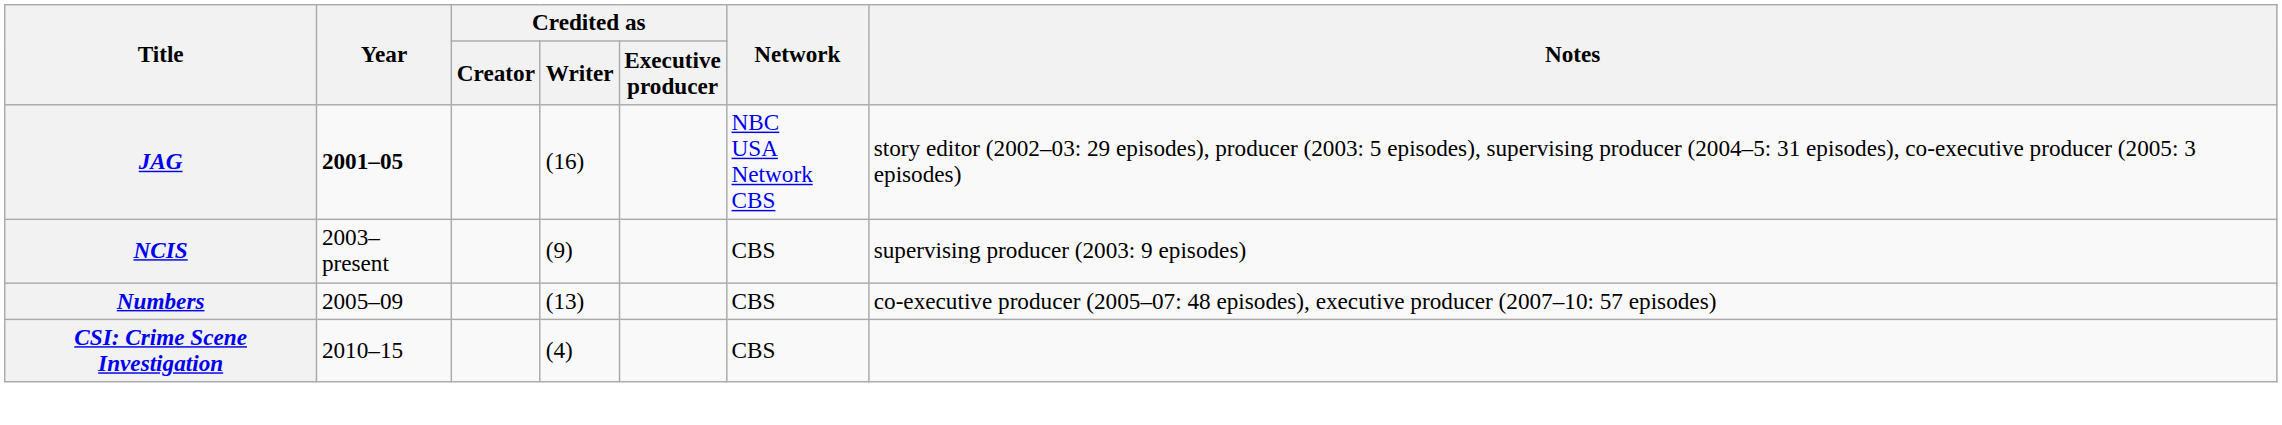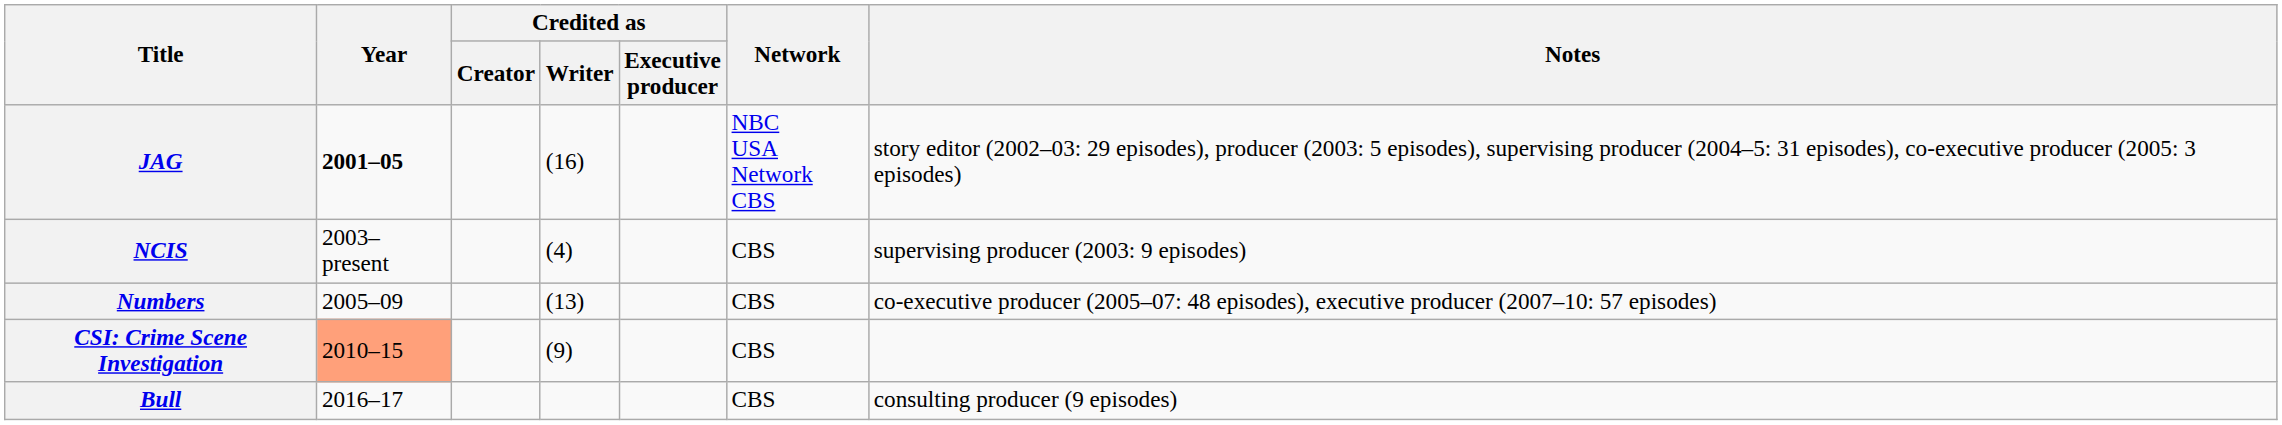(559, 250) (9) -> (559, 250) (4)
(363, 350) no background -> (363, 350) lightsalmon background
(559, 350) (4) -> (559, 350) (9)
+ row: (161, 400)
